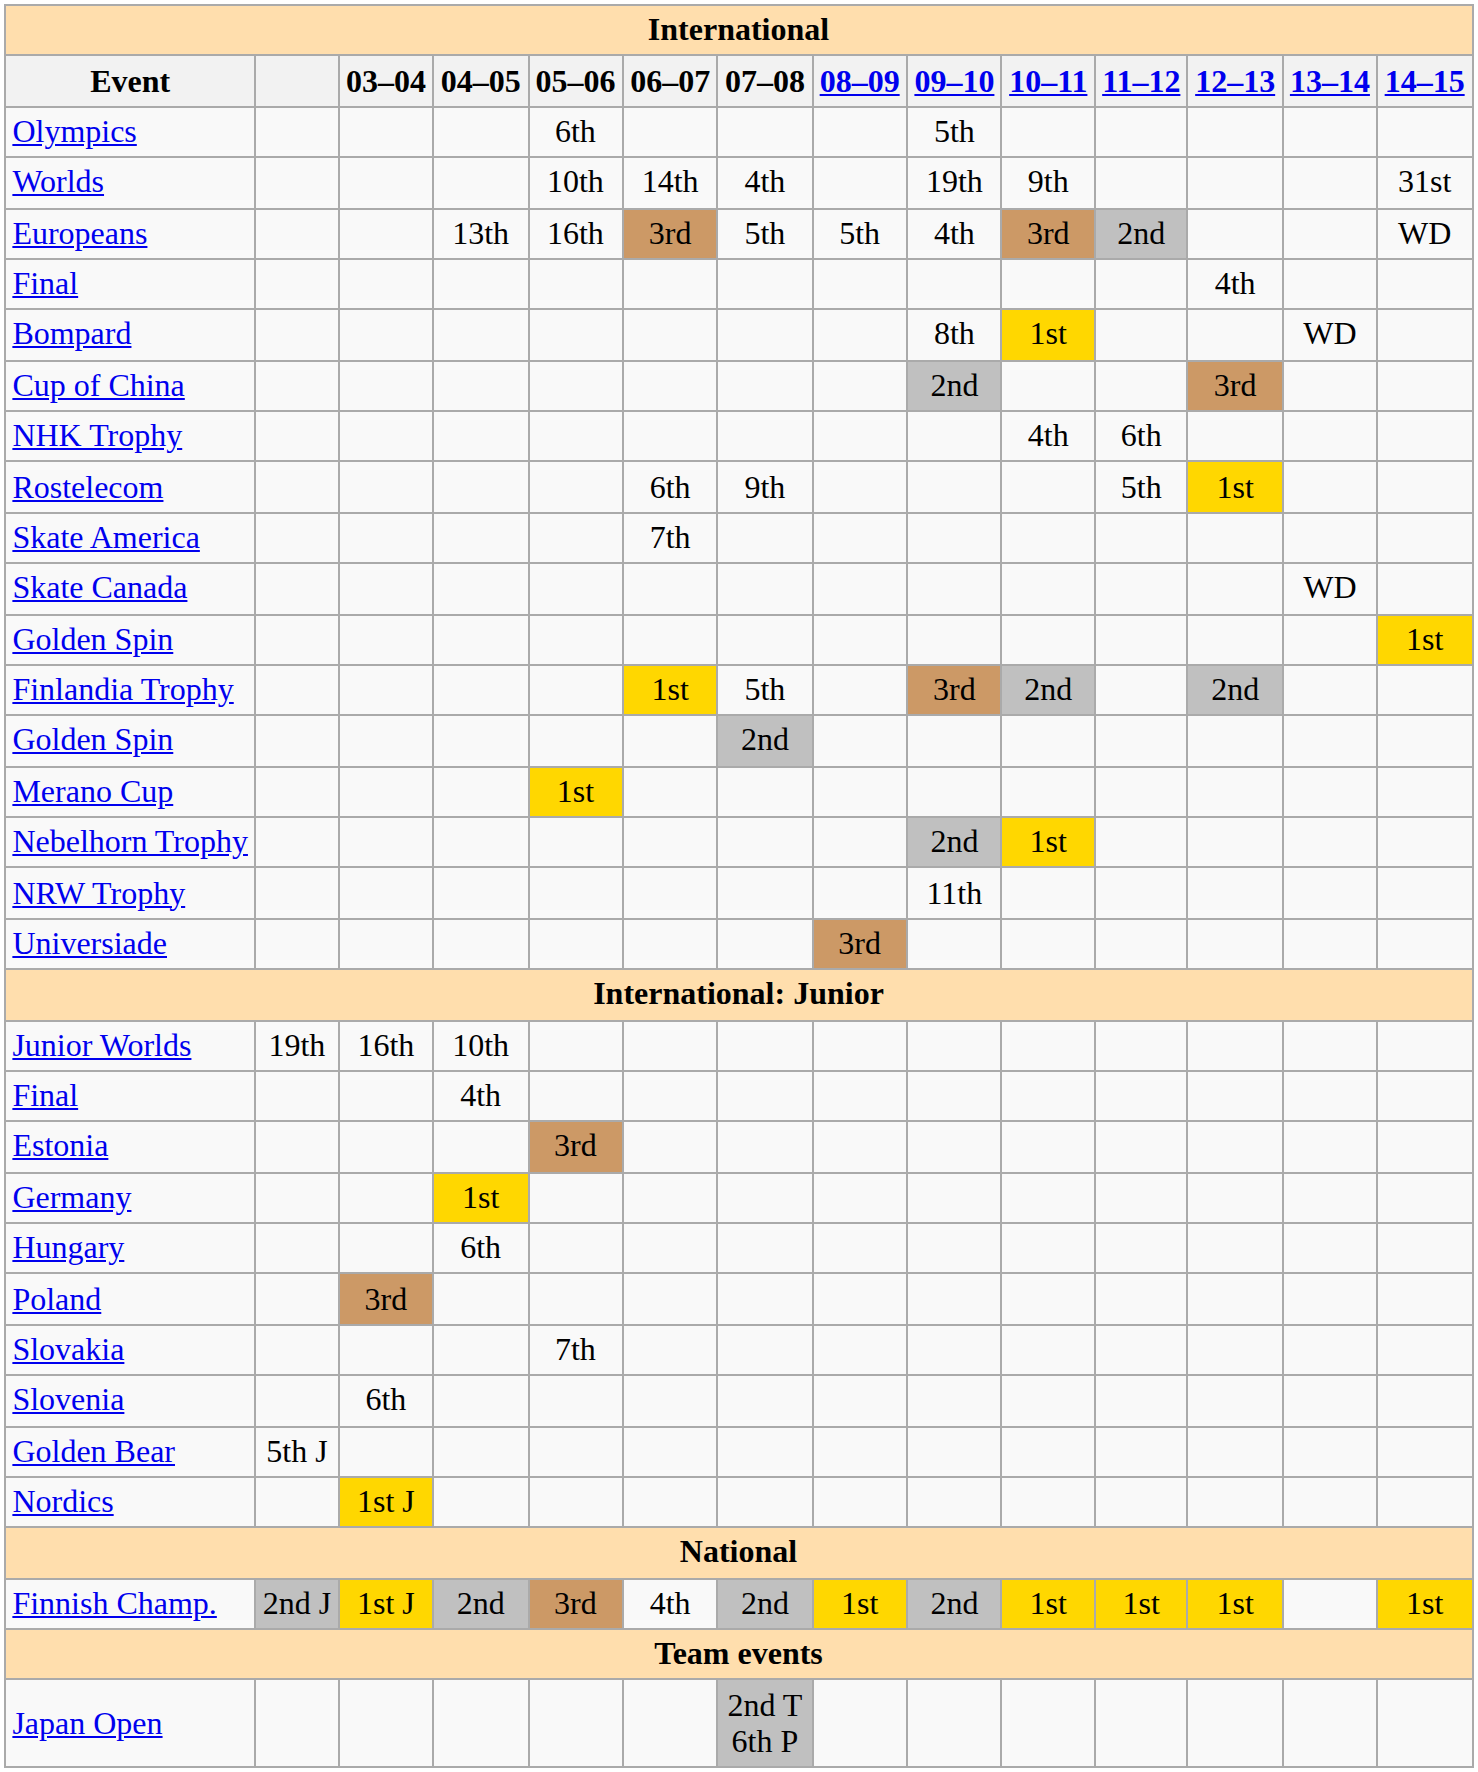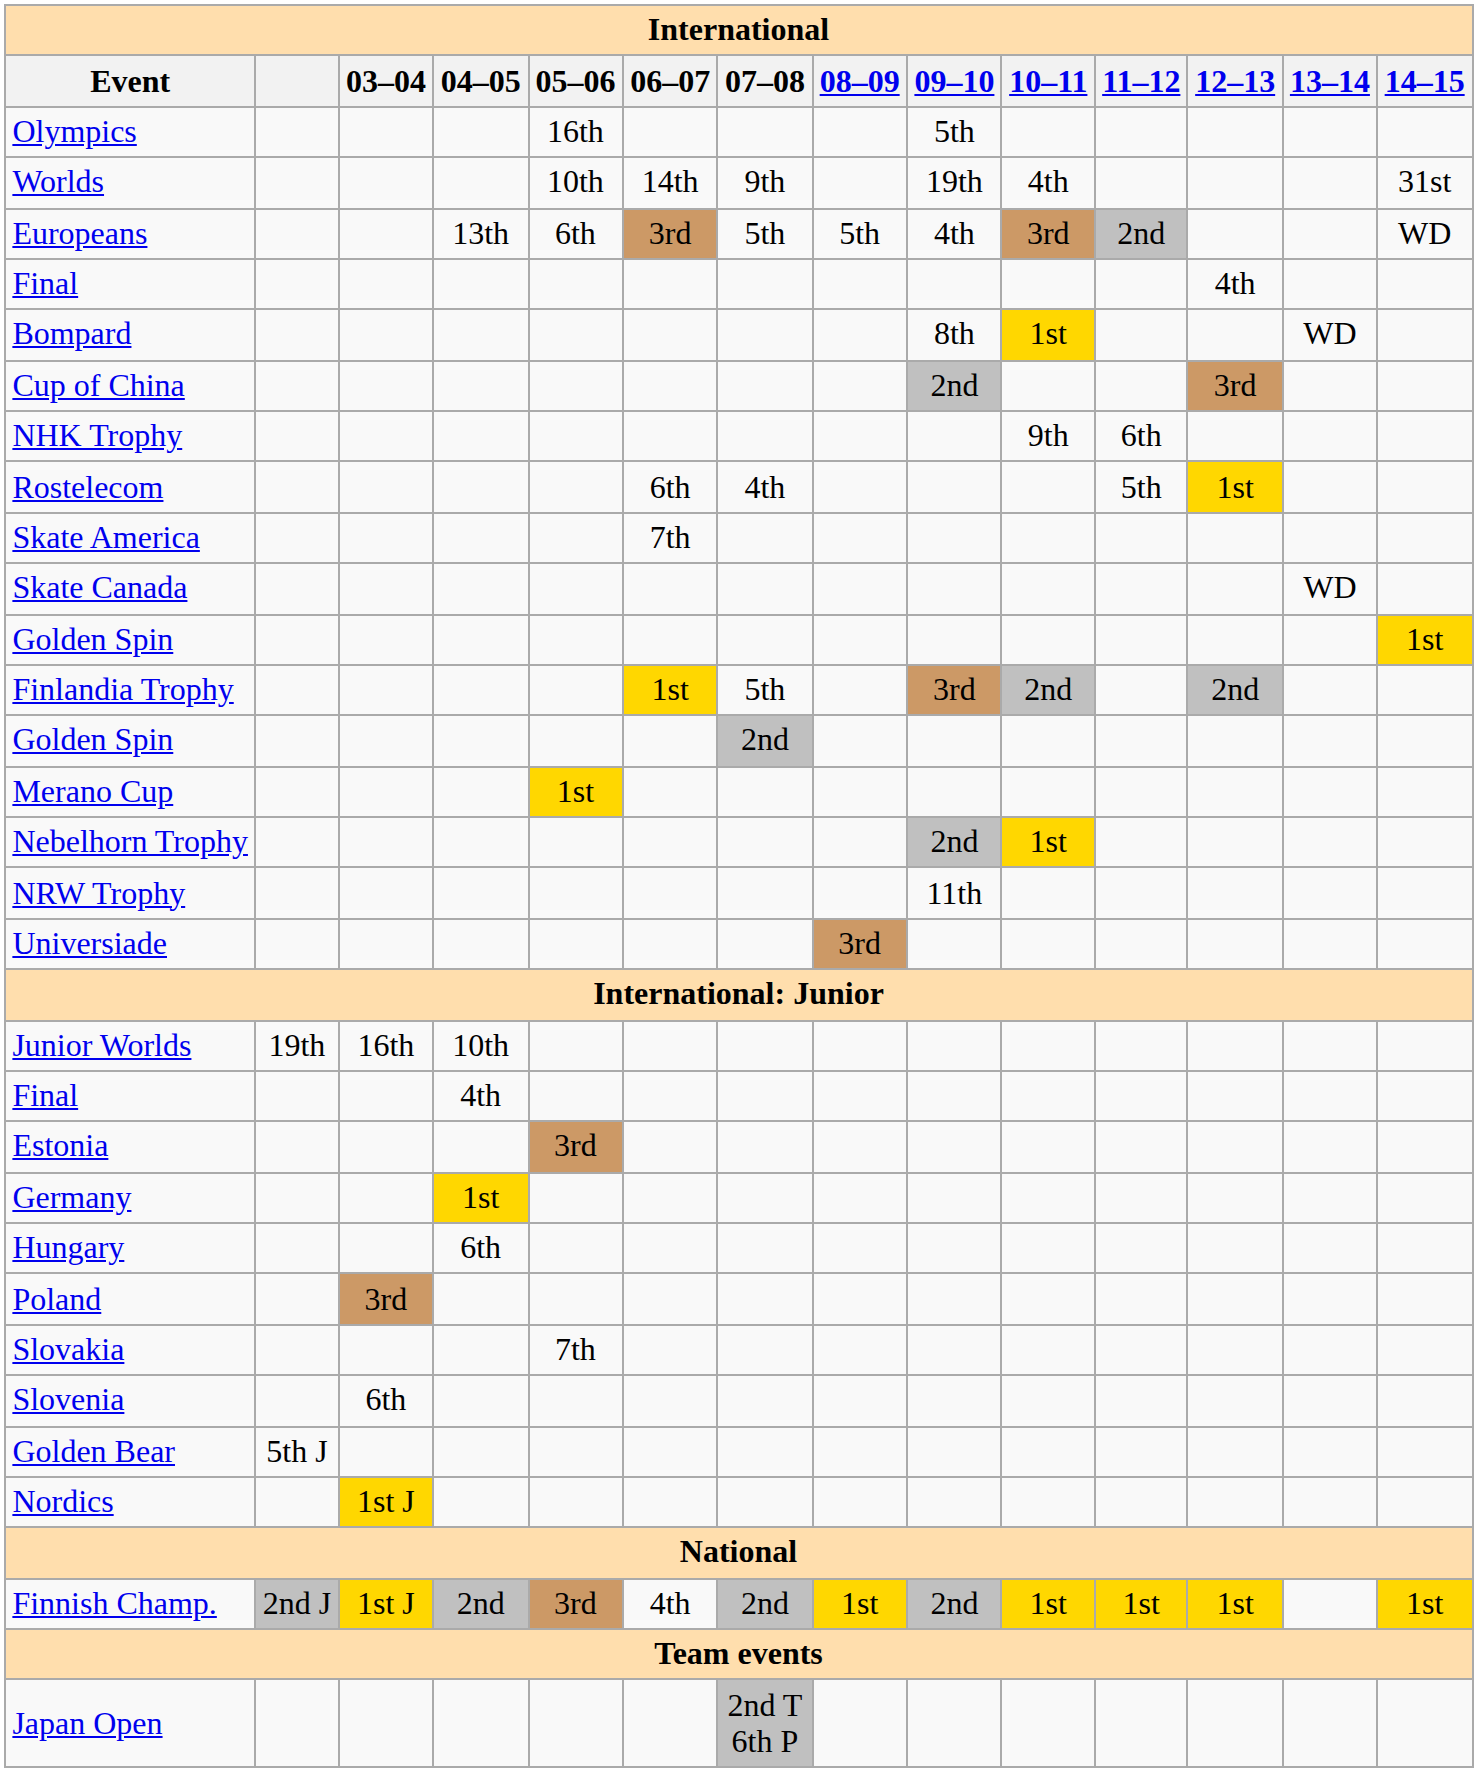(575, 131) 6th -> (575, 131) 16th
(765, 182) 4th -> (765, 182) 9th
(1048, 182) 9th -> (1048, 182) 4th
(575, 232) 16th -> (575, 232) 6th
(1048, 435) 4th -> (1048, 435) 9th
(765, 486) 9th -> (765, 486) 4th
